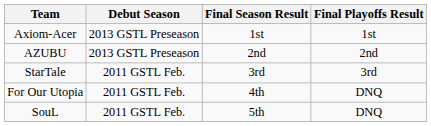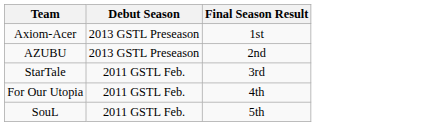- column: (369, 14)
